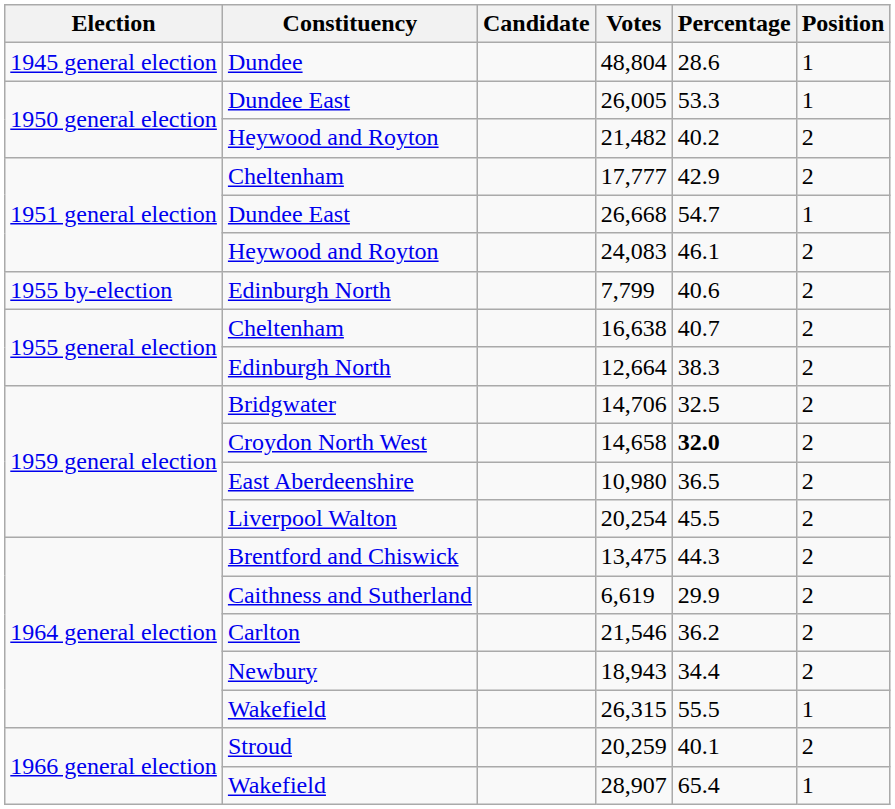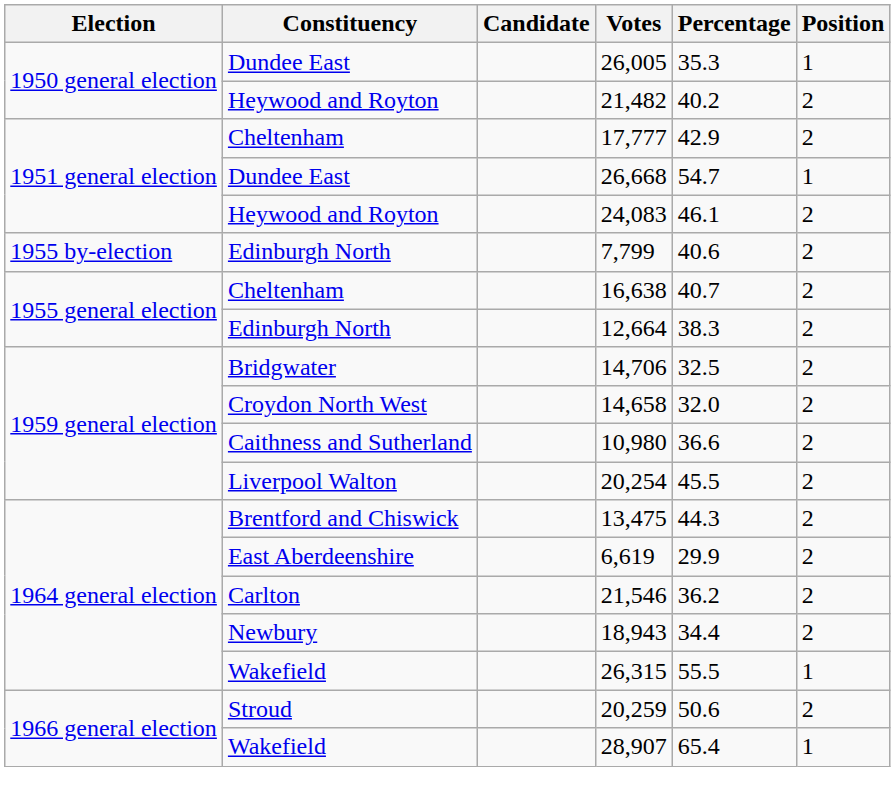- row: (634, 61)
(699, 99) 53.3 -> (699, 61) 35.3
(699, 442) bold -> (699, 404) normal
(321, 480) East Aberdeenshire -> (350, 442) Caithness and Sutherland
(699, 480) 36.5 -> (699, 442) 36.6
(350, 594) Caithness and Sutherland -> (321, 556) East Aberdeenshire
(699, 746) 40.1 -> (699, 708) 50.6
